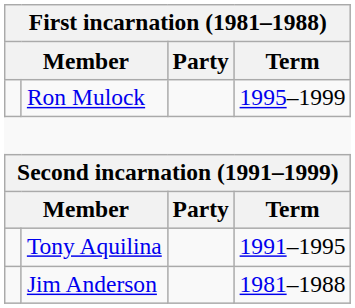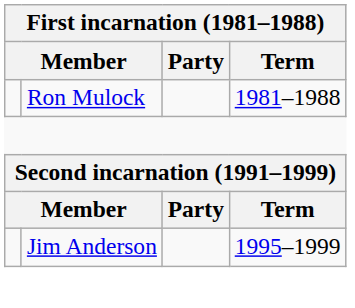(293, 97) 1995–1999 -> (288, 97) 1981–1988
- row: (94, 246)
(293, 284) 1981–1988 -> (288, 246) 1995–1999
